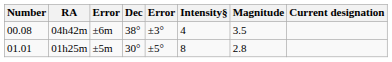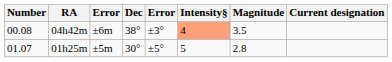(183, 30) no background -> (183, 30) lightsalmon background
(19, 48) 01.01 -> (19, 48) 01.07
(183, 48) 8 -> (183, 48) 5
